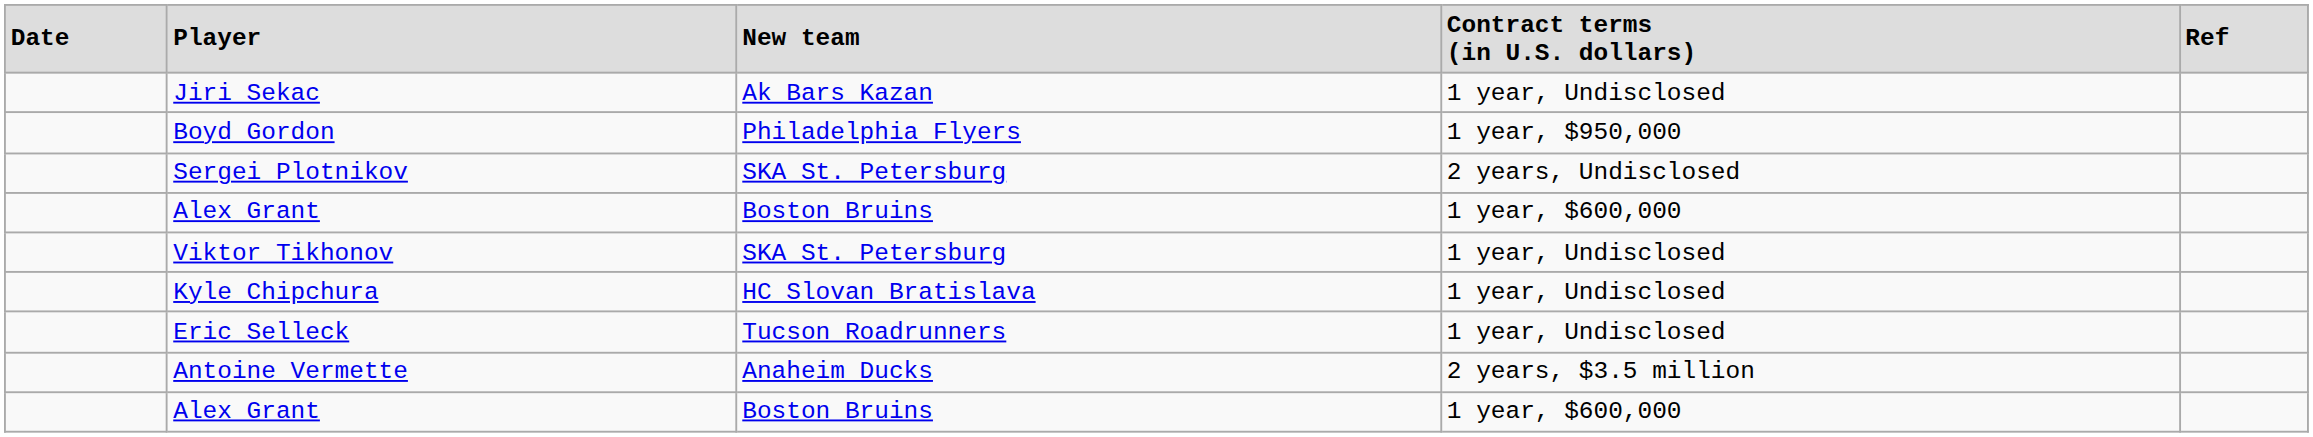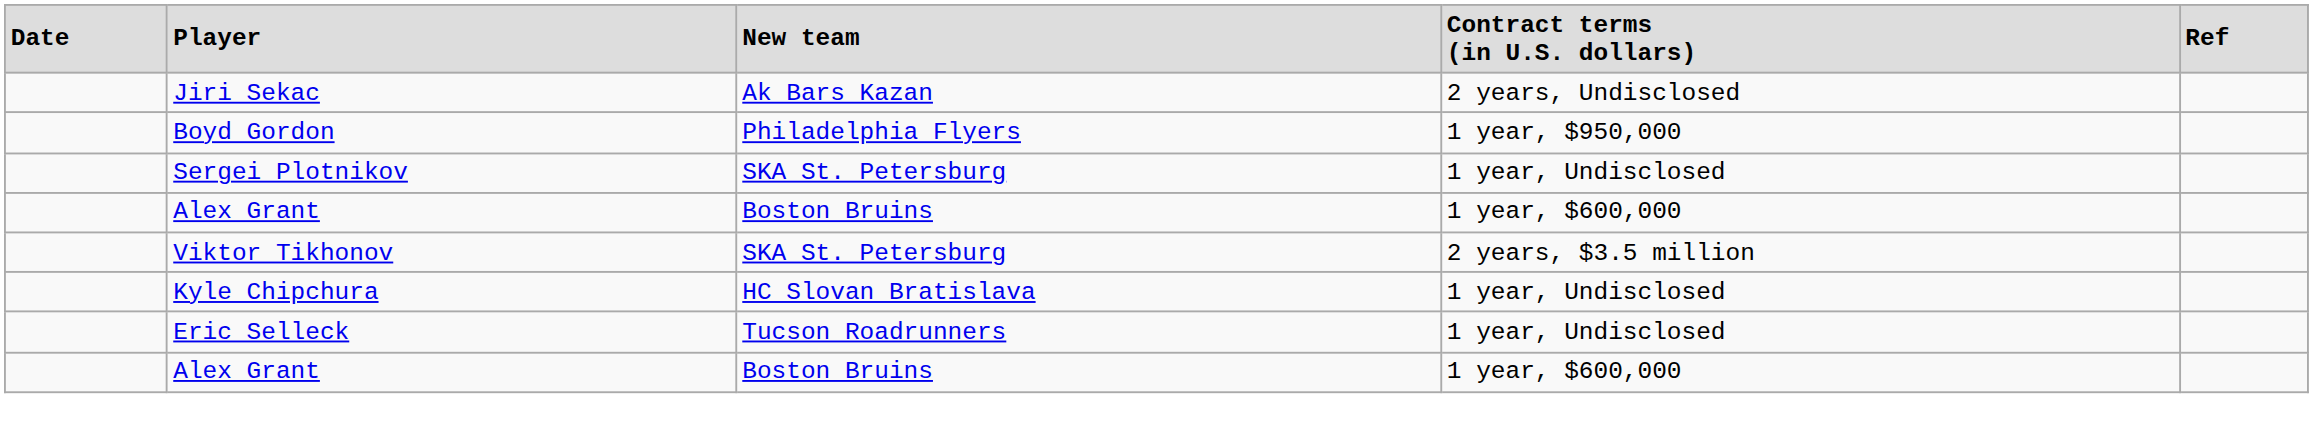(1586, 93) 1 year, Undisclosed -> (1594, 93) 2 years, Undisclosed
(1594, 173) 2 years, Undisclosed -> (1586, 173) 1 year, Undisclosed
(1586, 252) 1 year, Undisclosed -> (1601, 252) 2 years, $3.5 million
- row: (291, 372)
